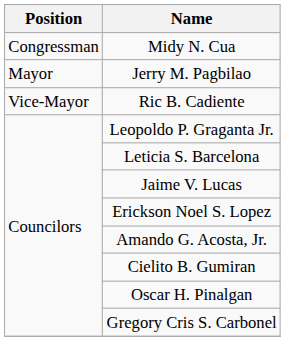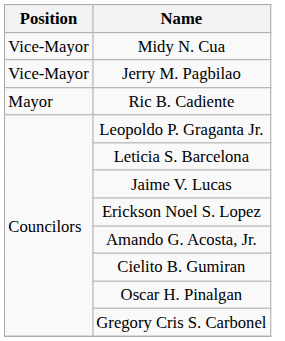(54, 46) Congressman -> (49, 46) Vice-Mayor
(31, 74) Mayor -> (49, 74) Vice-Mayor
(49, 101) Vice-Mayor -> (31, 101) Mayor
